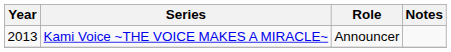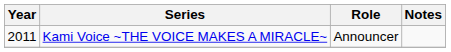(22, 36) 2013 -> (22, 36) 2011
